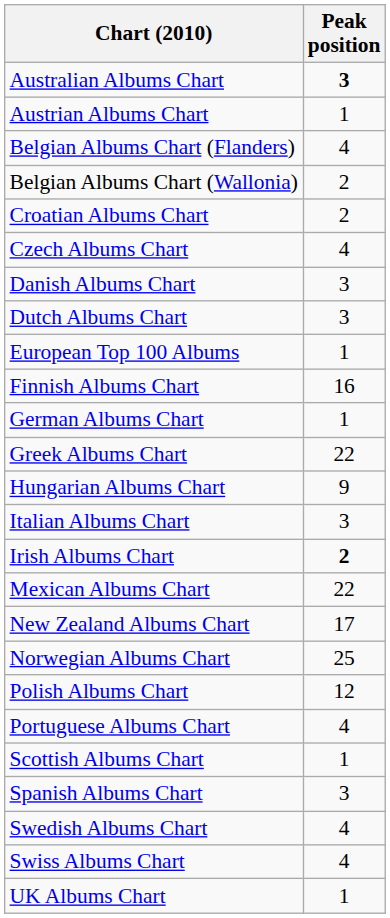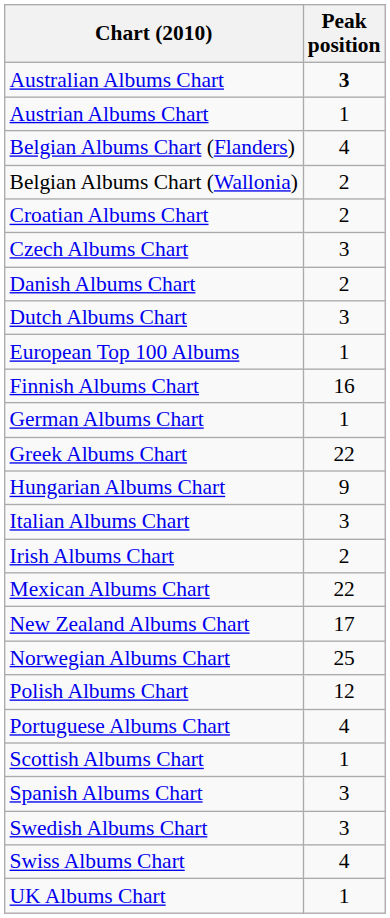(344, 249) 4 -> (344, 249) 3
(344, 283) 3 -> (344, 283) 2
(344, 555) bold -> (344, 555) normal
(344, 827) 4 -> (344, 827) 3
